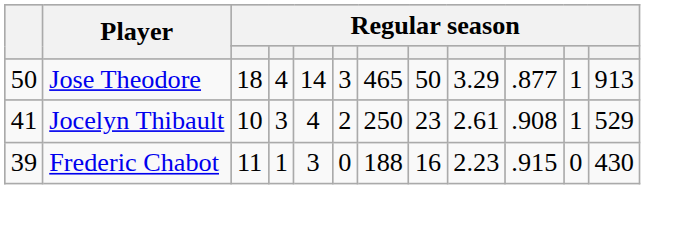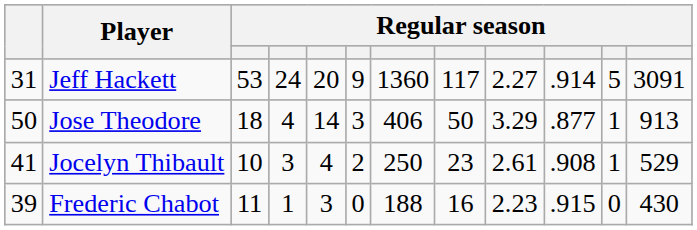+ row: (113, 79)
(383, 79) 465 -> (403, 120) 406
